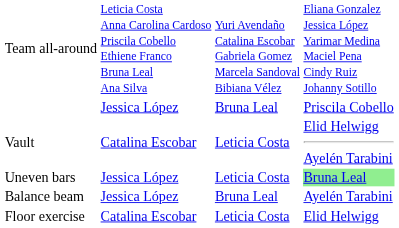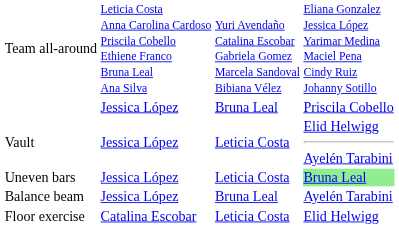(149, 142) Catalina Escobar -> (140, 142) Jessica López
